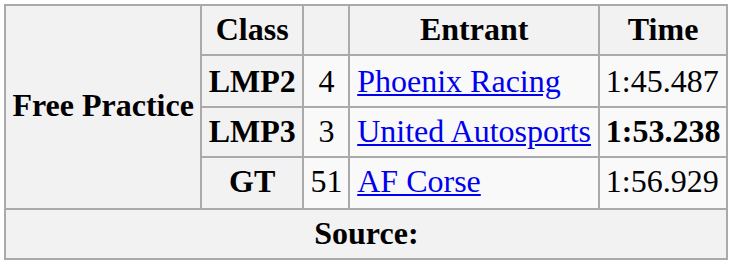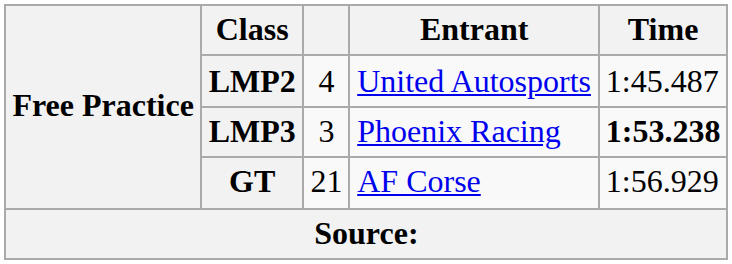(459, 80) Phoenix Racing -> (474, 80) United Autosports
(474, 131) United Autosports -> (459, 131) Phoenix Racing
(326, 182) 51 -> (326, 182) 21
